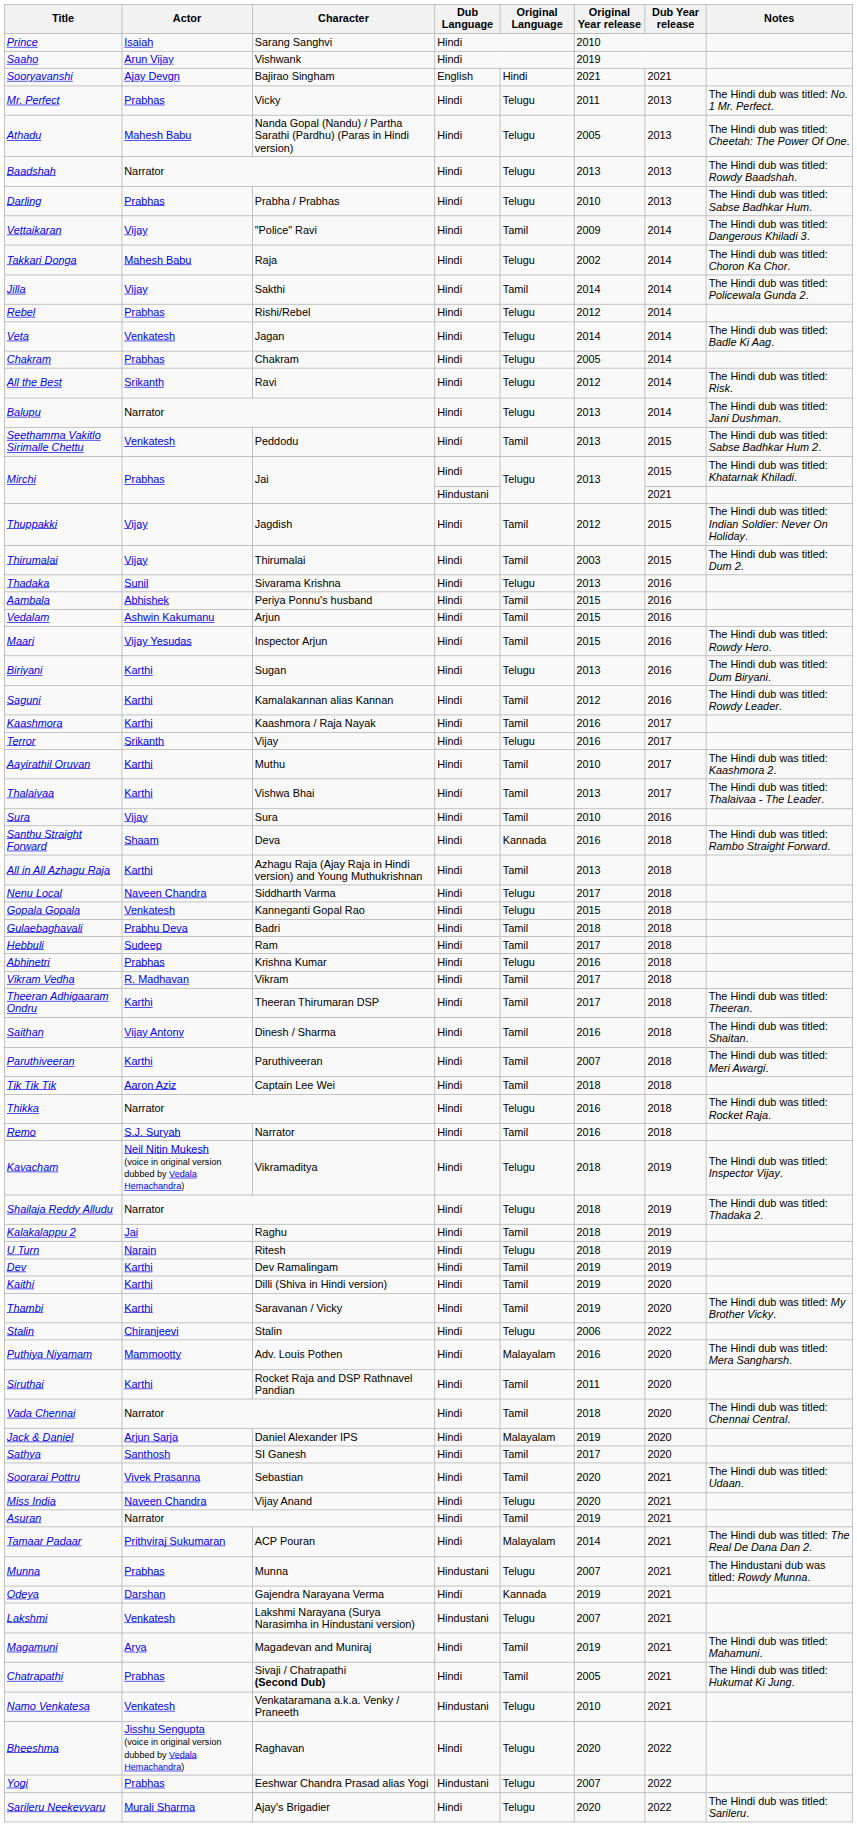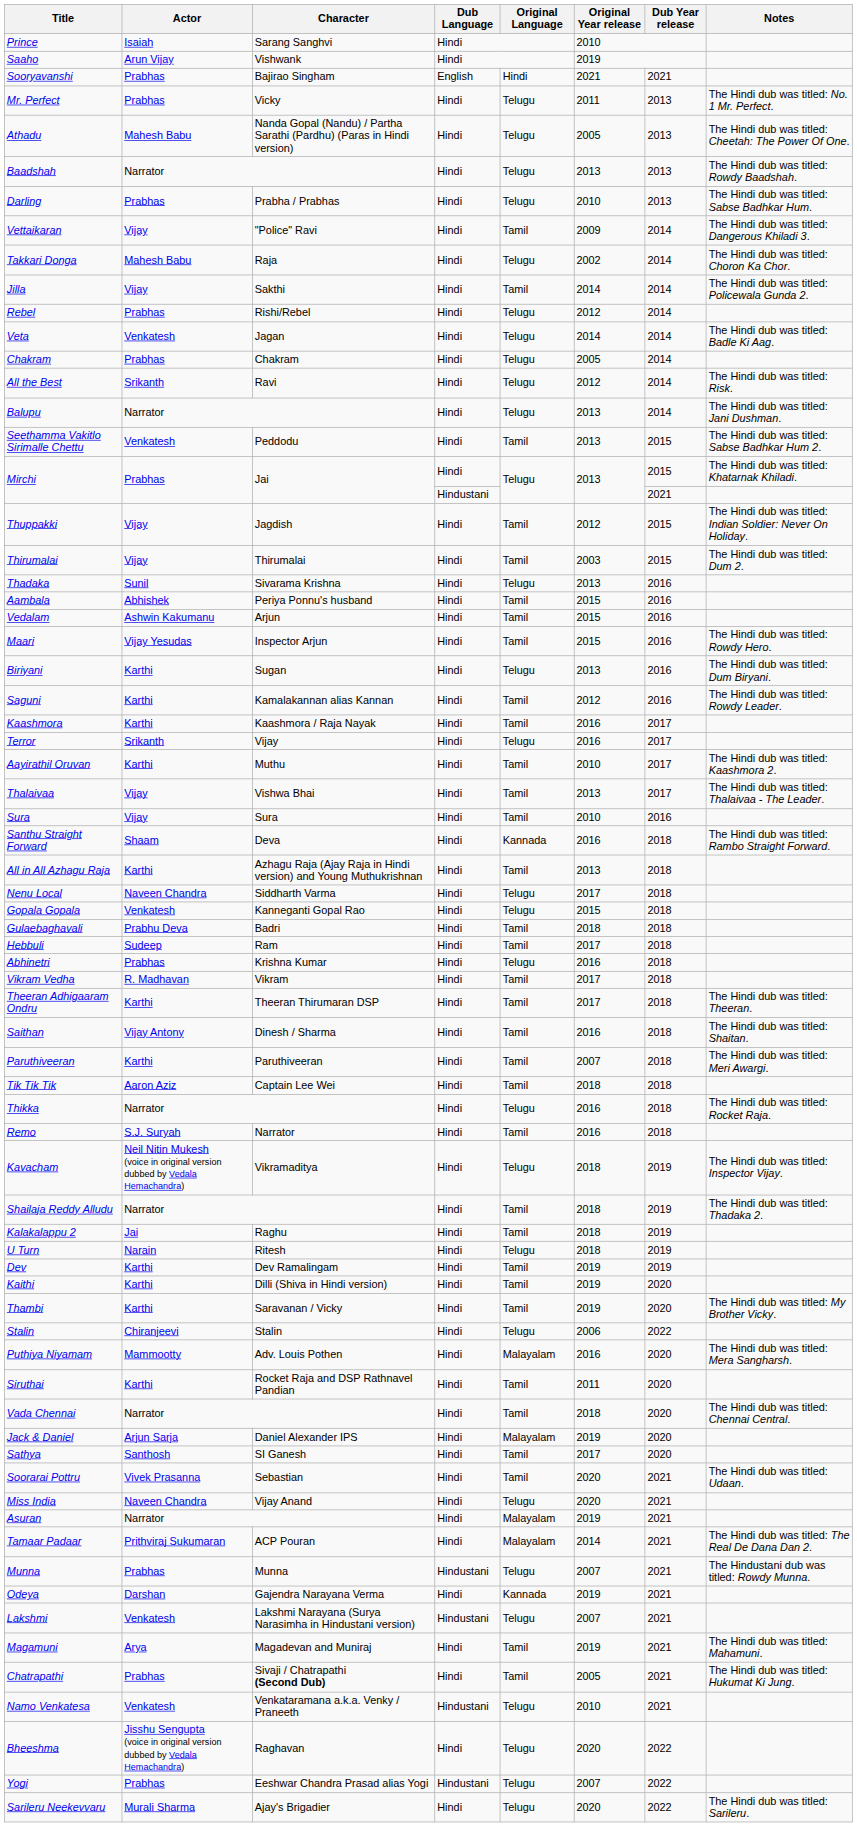(152, 77) Ajay Devgn -> (145, 77) Prabhas
(138, 793) Karthi -> (136, 793) Vijay
(519, 1209) Telugu -> (515, 1209) Tamil
(515, 1518) Tamil -> (529, 1518) Malayalam
